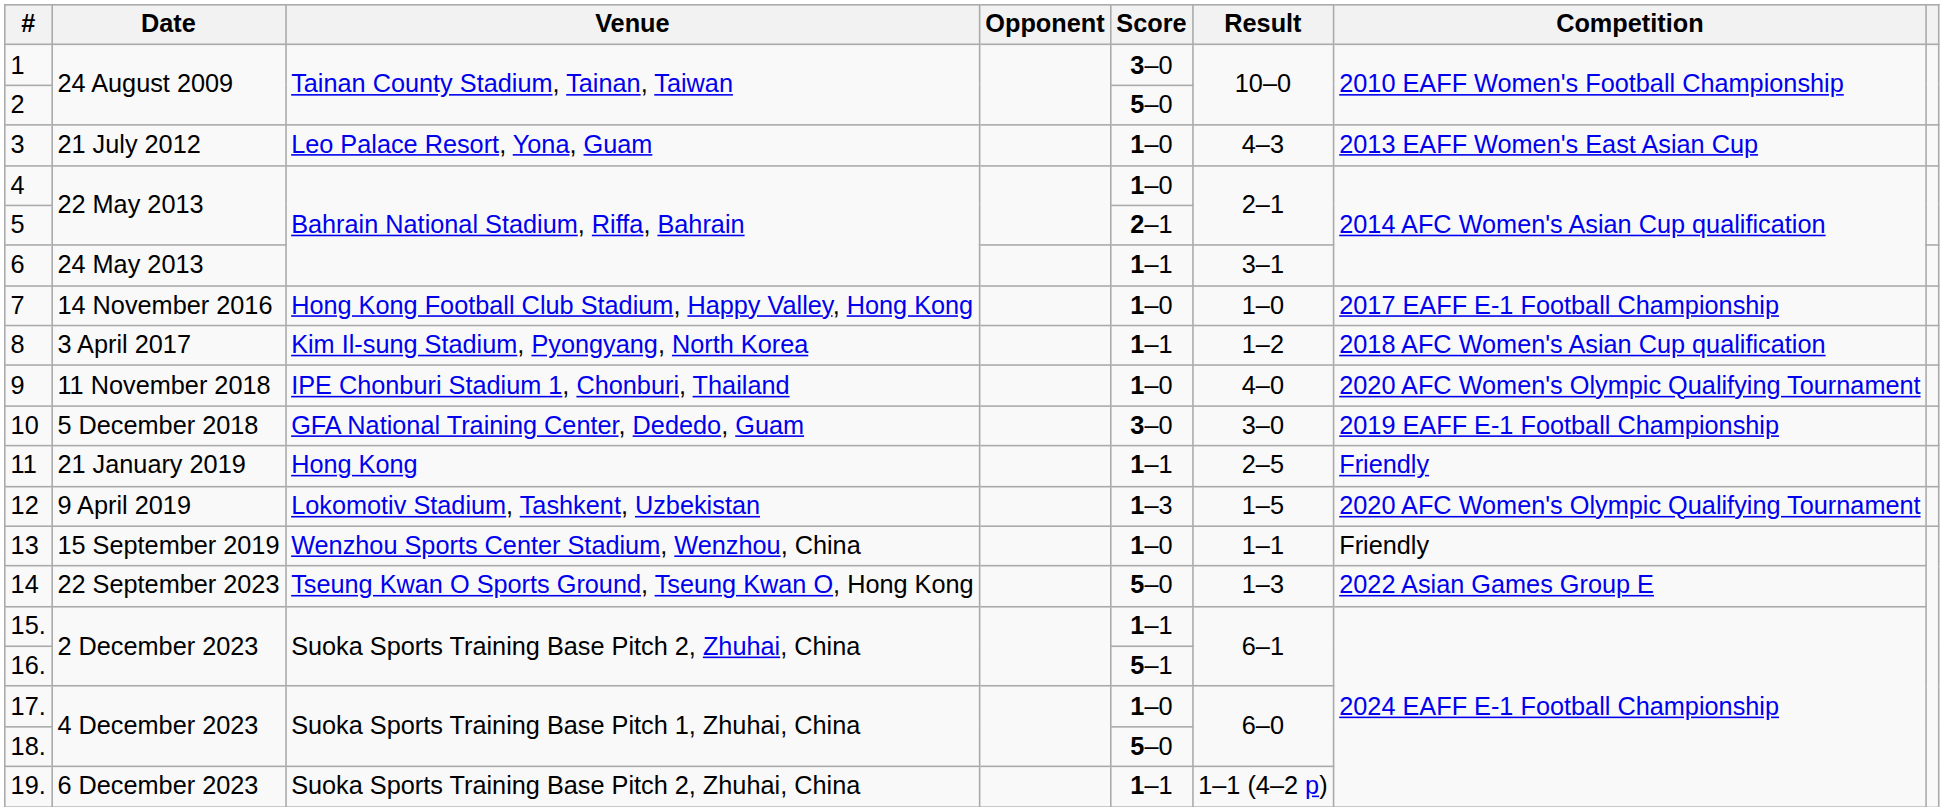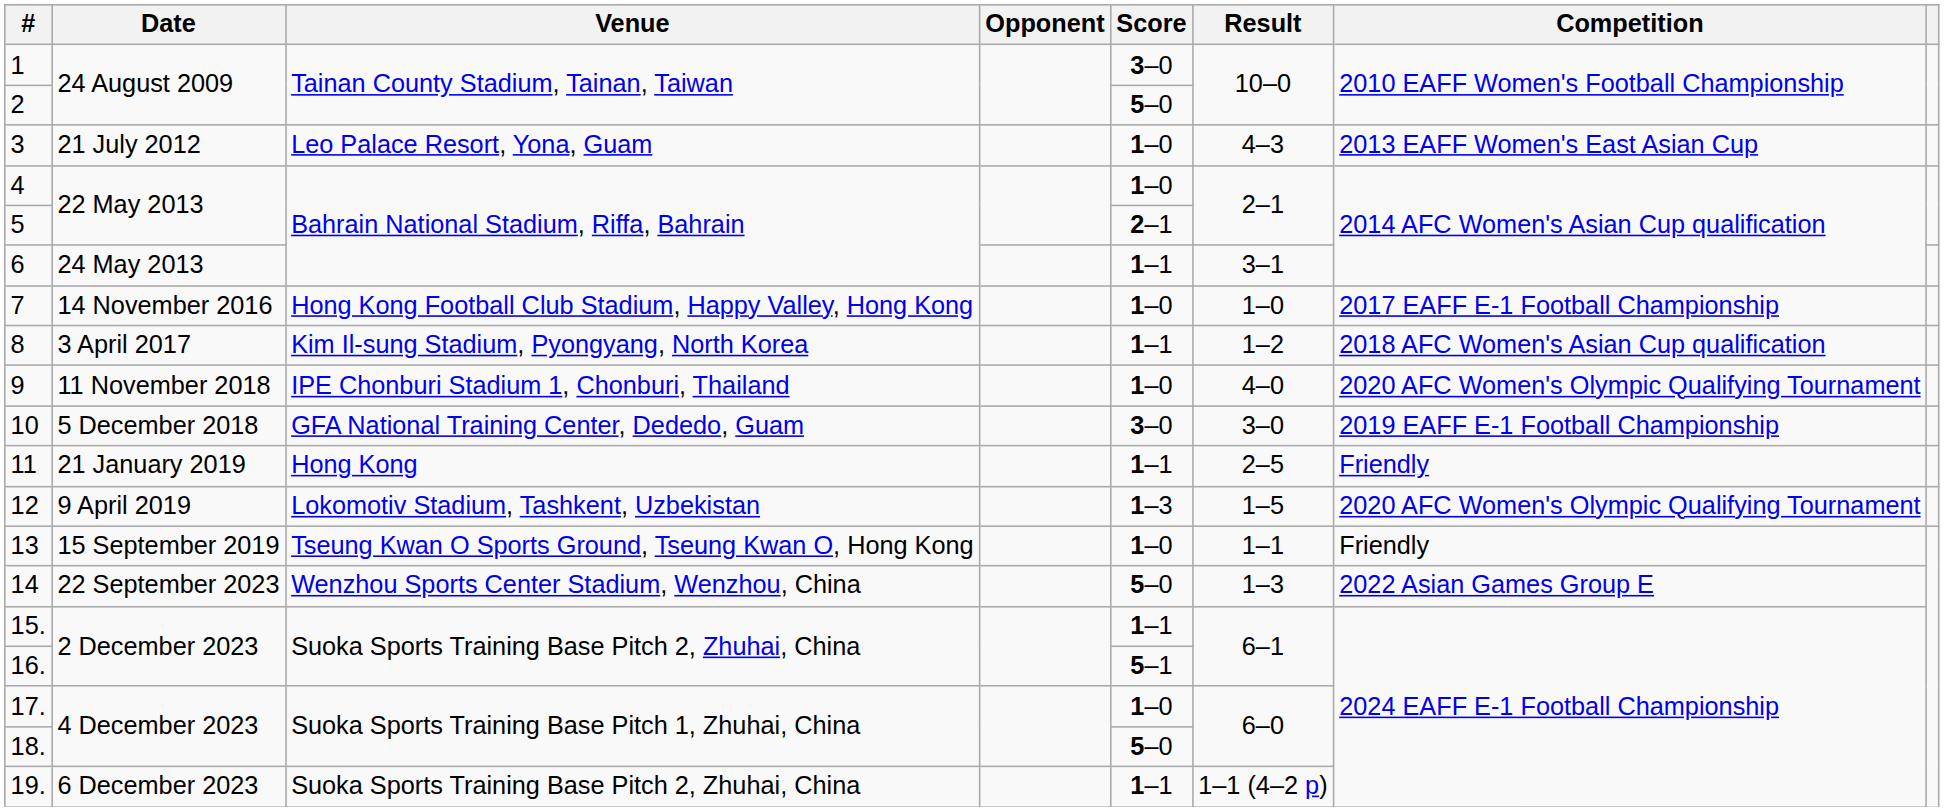(576, 545) Wenzhou Sports Center Stadium, Wenzhou, China -> (632, 545) Tseung Kwan O Sports Ground, Tseung Kwan O, Hong Kong
(632, 585) Tseung Kwan O Sports Ground, Tseung Kwan O, Hong Kong -> (576, 585) Wenzhou Sports Center Stadium, Wenzhou, China
